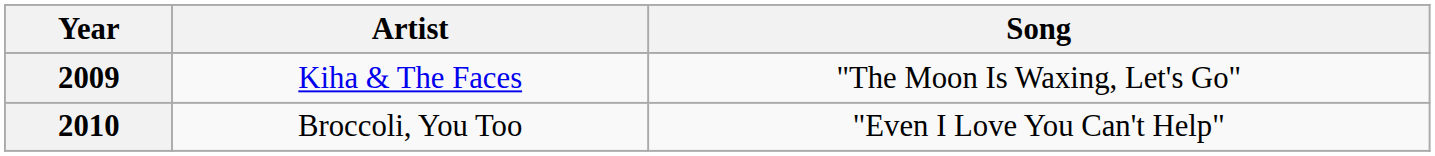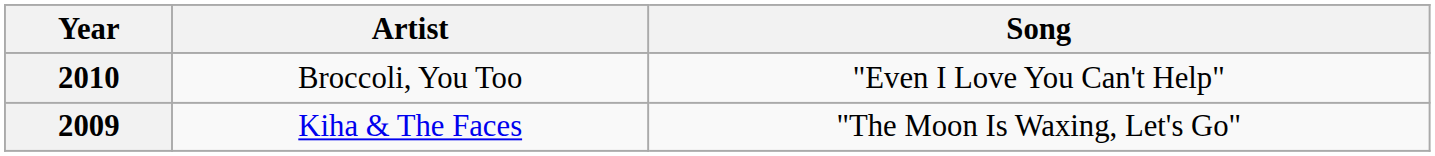rows swapped: (89, 77) <-> (89, 126)
